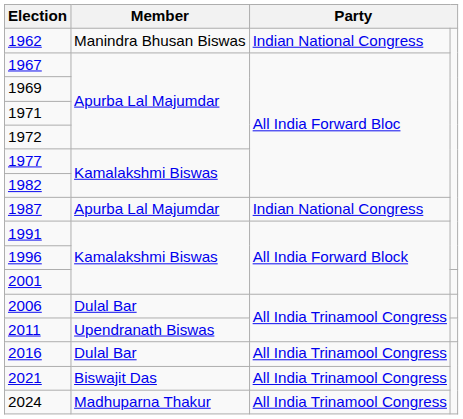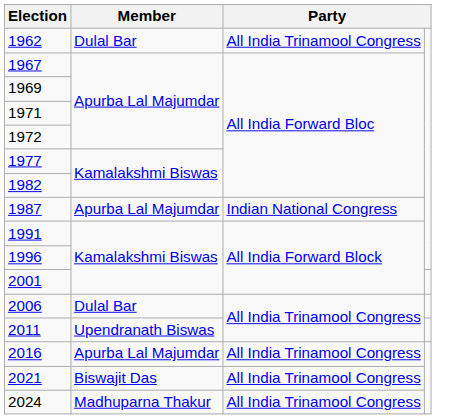(160, 40) Manindra Bhusan Biswas -> (105, 40) Dulal Bar
(338, 40) Indian National Congress -> (324, 40) All India Trinamool Congress
(105, 354) Dulal Bar -> (147, 354) Apurba Lal Majumdar
